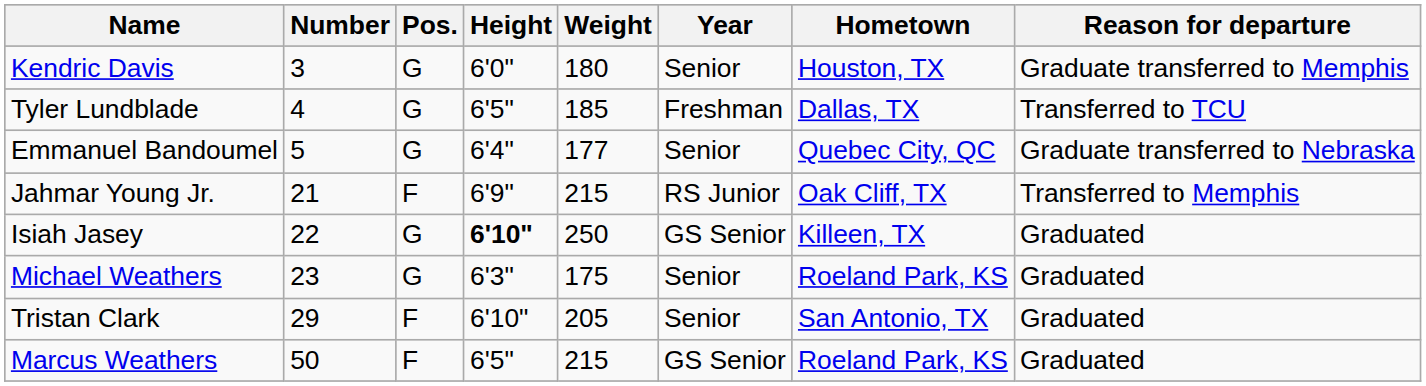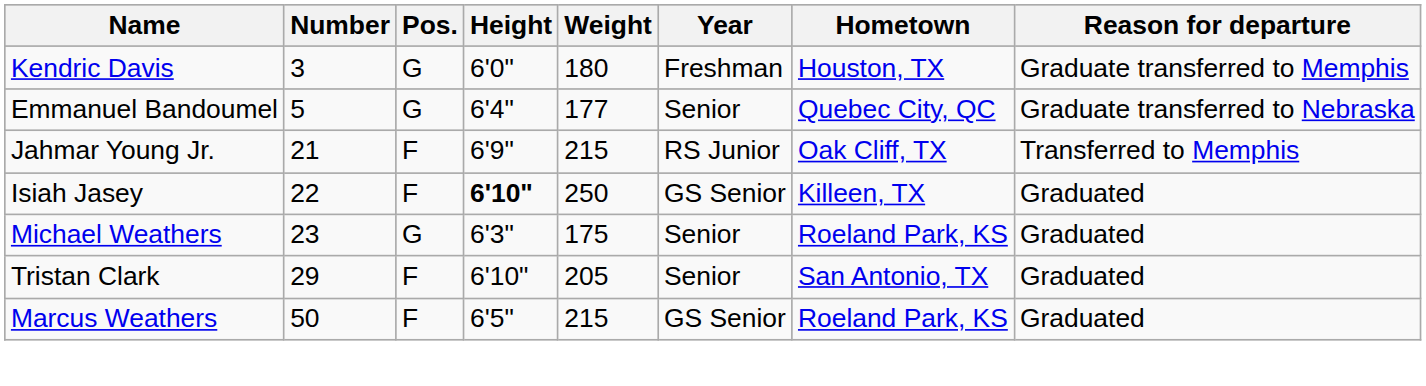(702, 67) Senior -> (723, 67) Freshman
- row: (105, 109)
(412, 234) G -> (410, 192) F
